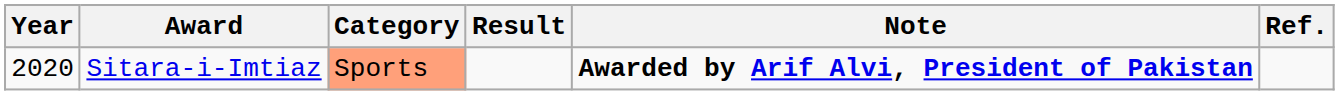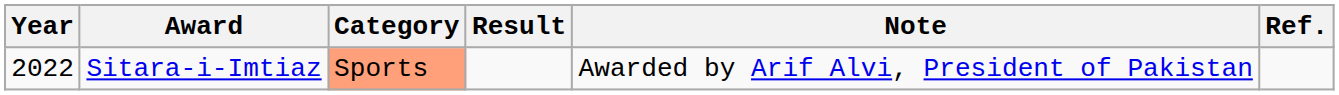(43, 69) 2020 -> (43, 69) 2022
(916, 69) bold -> (916, 69) normal
